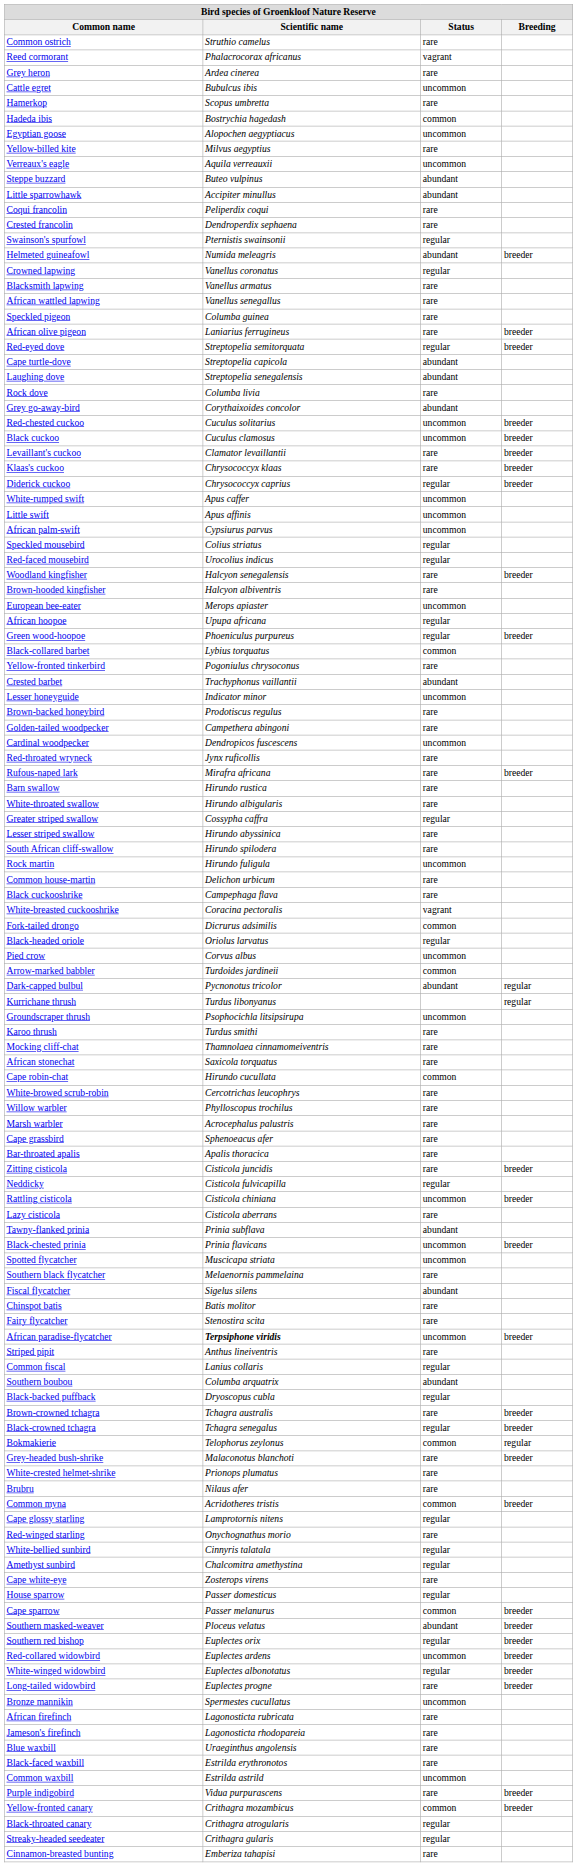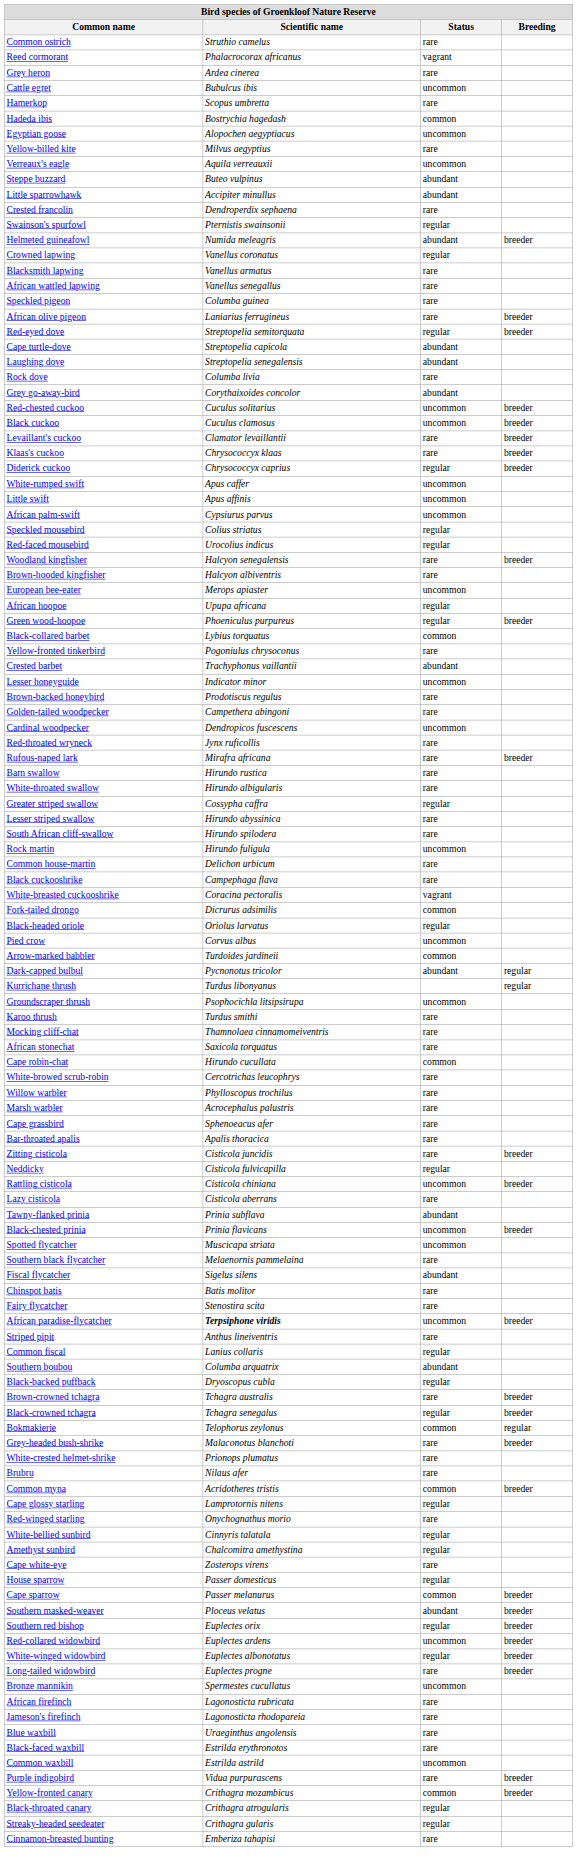- row: (37, 210)
